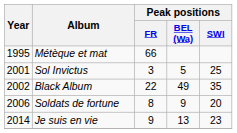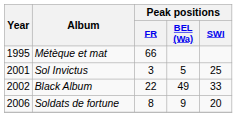(216, 87) 35 -> (216, 87) 33
- row: (66, 120)
